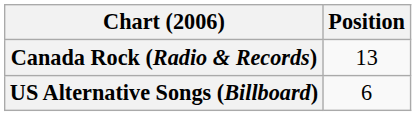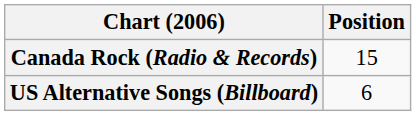(367, 57) 13 -> (367, 57) 15
